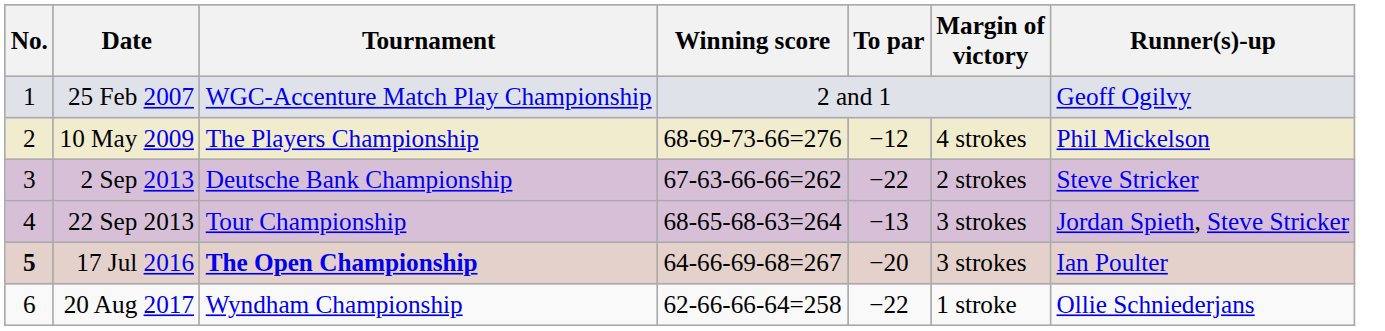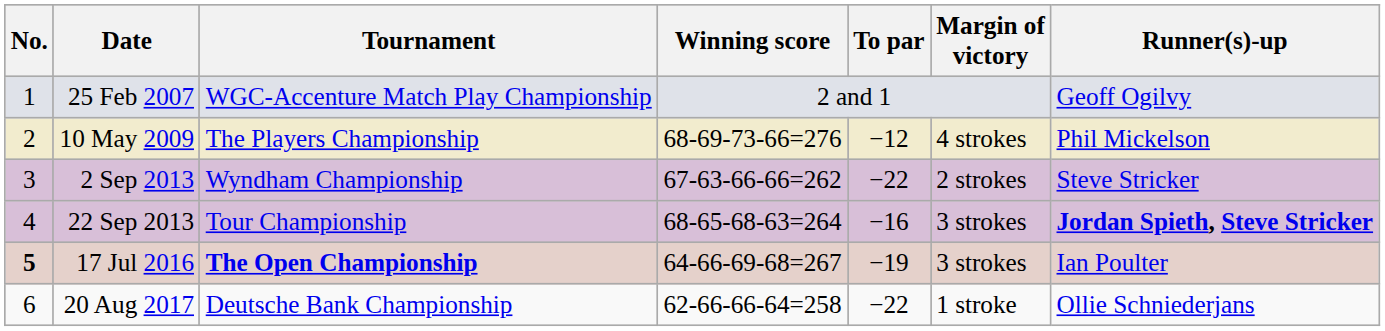(359, 180) Deutsche Bank Championship -> (334, 180) Wyndham Championship
(889, 221) −13 -> (889, 221) −16
(1203, 221) normal -> (1215, 221) bold
(889, 263) −20 -> (889, 263) −19
(334, 304) Wyndham Championship -> (359, 304) Deutsche Bank Championship
